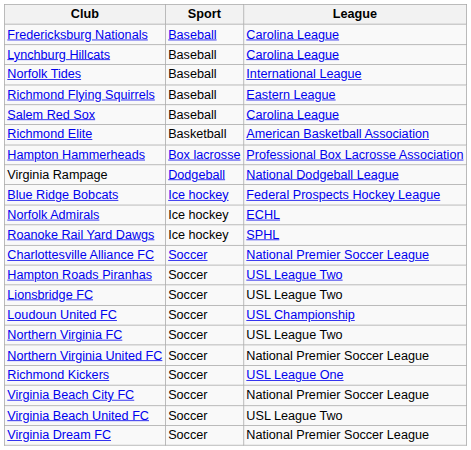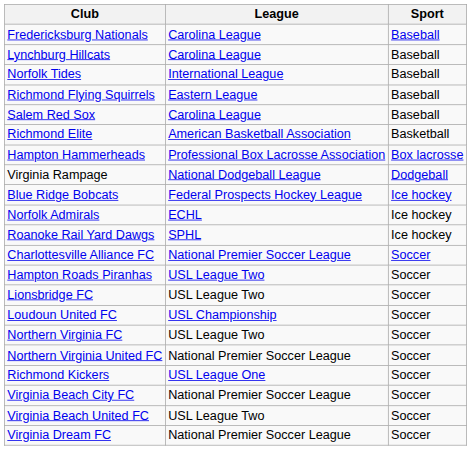columns swapped: (204, 14) <-> (355, 14)
